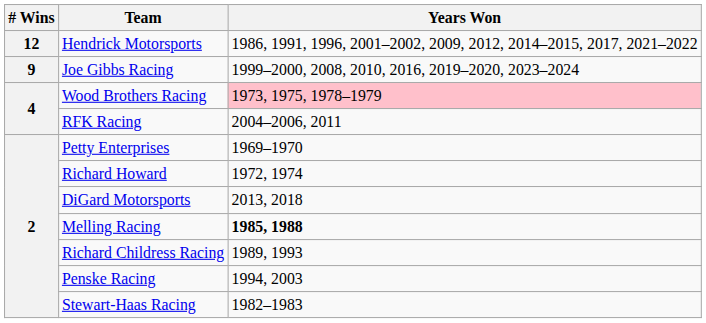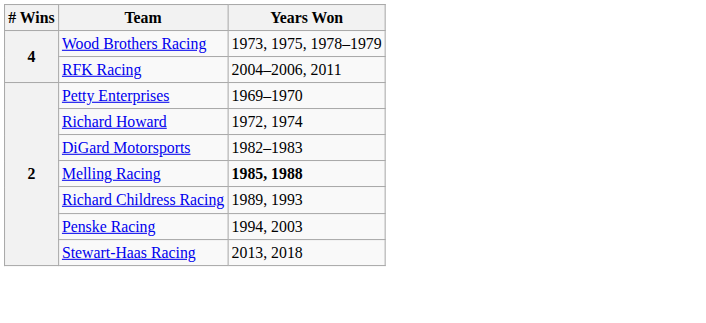- row: (132, 43)
- row: (118, 69)
(307, 95) pink background -> (307, 43) no background
(267, 200) 2013, 2018 -> (267, 148) 1982–1983
(267, 304) 1982–1983 -> (267, 252) 2013, 2018
